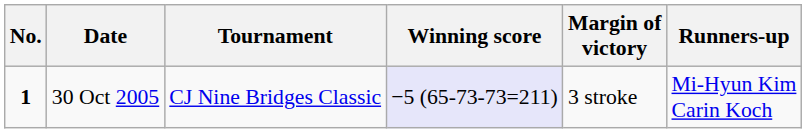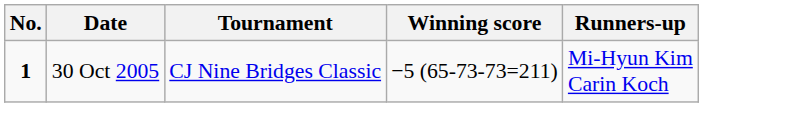- column: (615, 35)
(474, 97) lavender background -> (474, 71) no background
